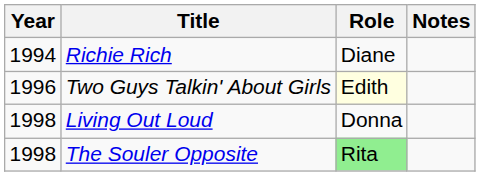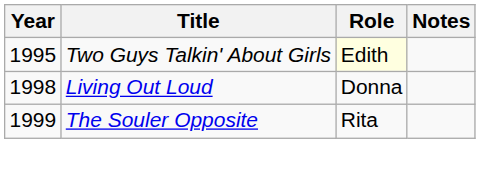- row: (119, 54)
(33, 87) 1996 -> (33, 54) 1995
(33, 154) 1998 -> (33, 120) 1999
(359, 154) lightgreen background -> (359, 120) no background
